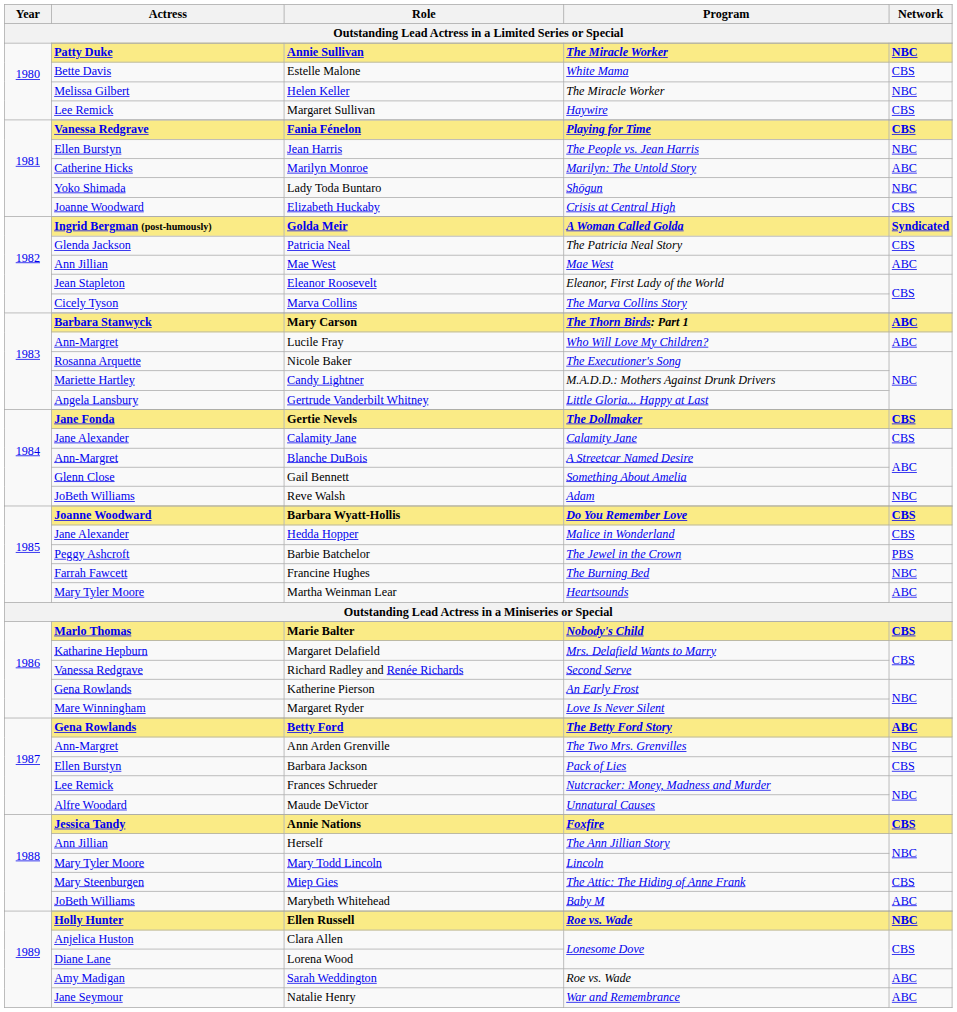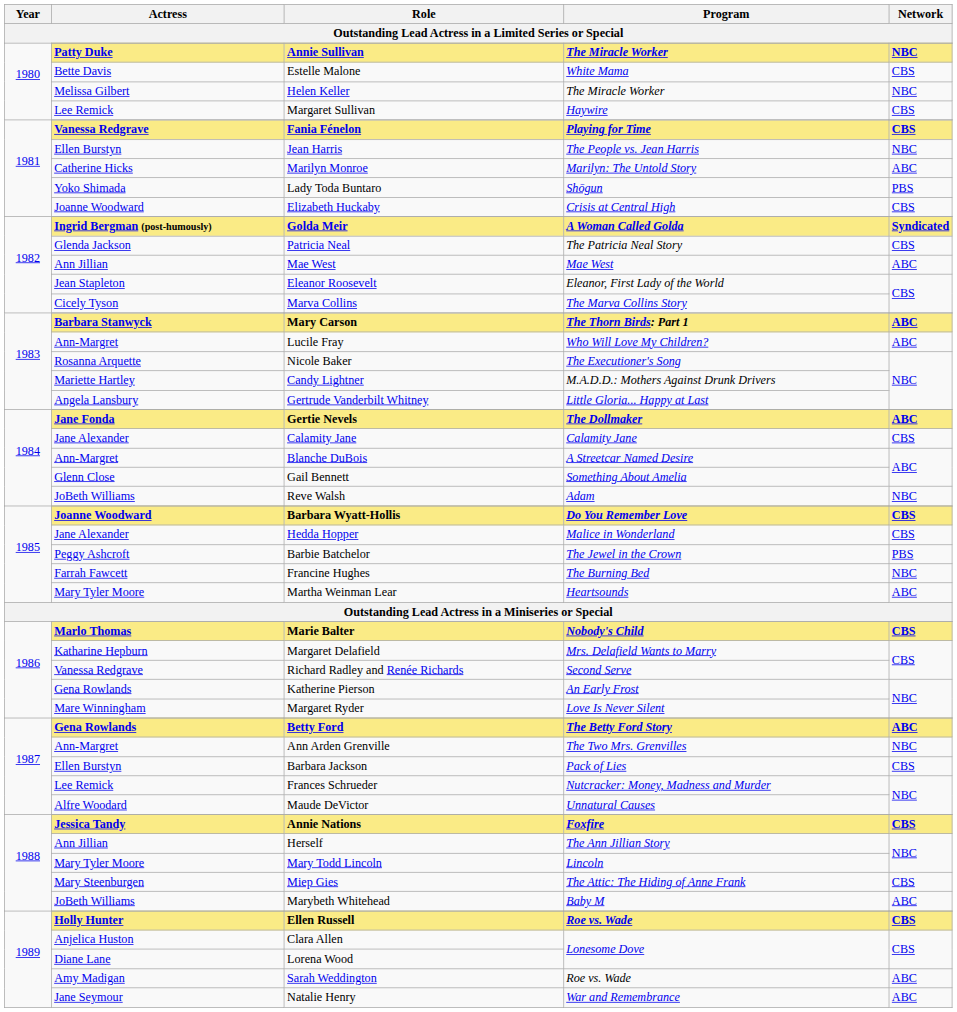(904, 187) NBC -> (903, 187) PBS
(904, 419) CBS -> (905, 419) ABC
(905, 920) NBC -> (904, 920) CBS
